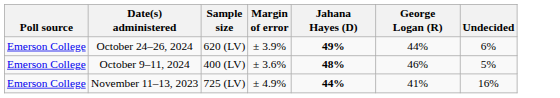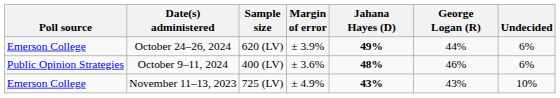(46, 65) Emerson College -> (65, 65) Public Opinion Strategies
(488, 65) 5% -> (527, 65) 6%
(333, 83) 44% -> (372, 83) 43%
(418, 83) 41% -> (456, 83) 43%
(488, 83) 16% -> (527, 83) 10%
